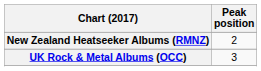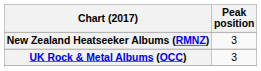(234, 40) 2 -> (234, 40) 3
